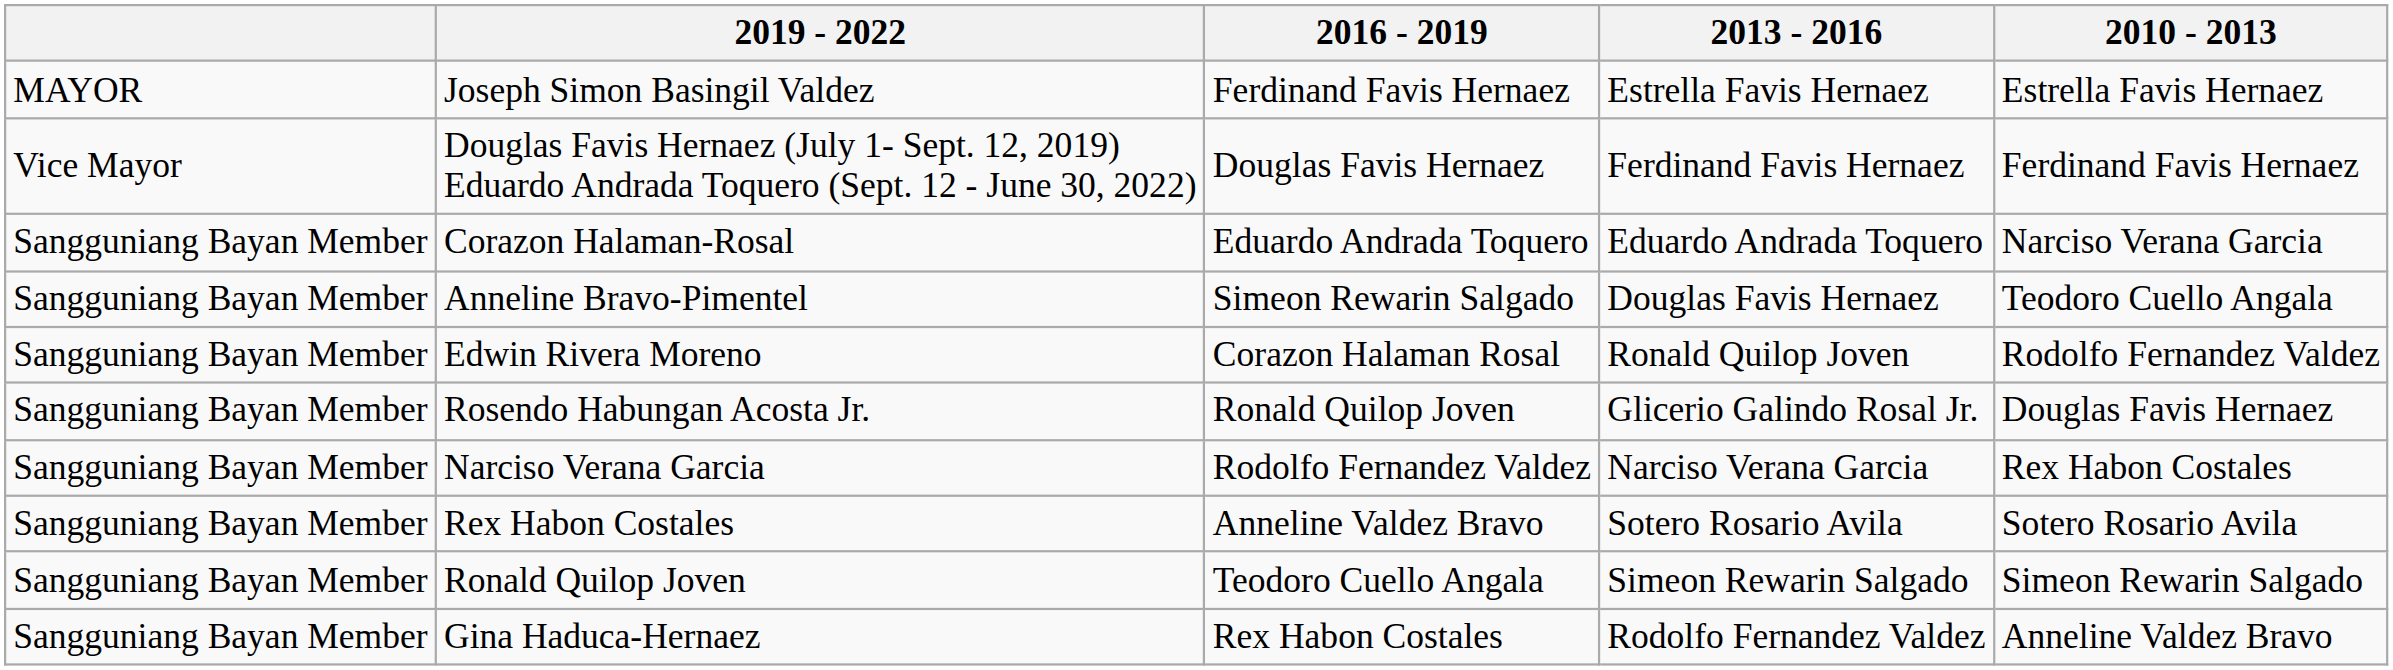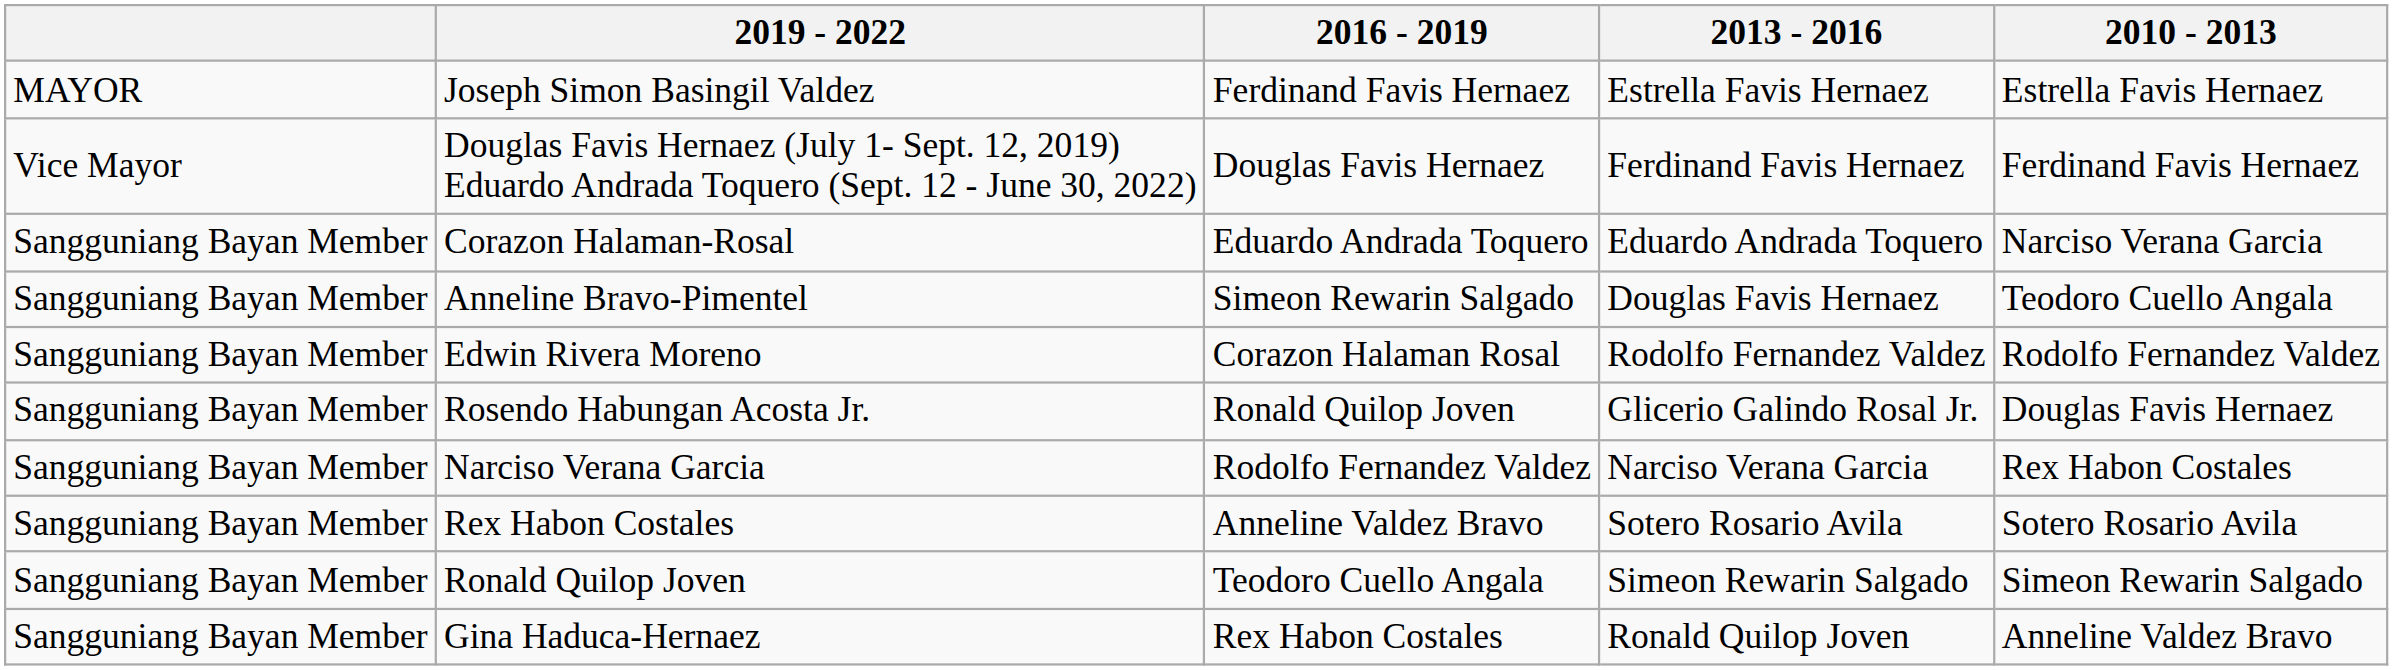(1758, 354) Ronald Quilop Joven -> (1796, 354) Rodolfo Fernandez Valdez
(1796, 635) Rodolfo Fernandez Valdez -> (1758, 635) Ronald Quilop Joven
